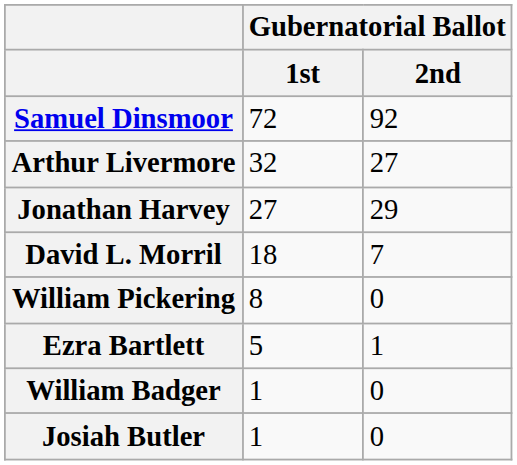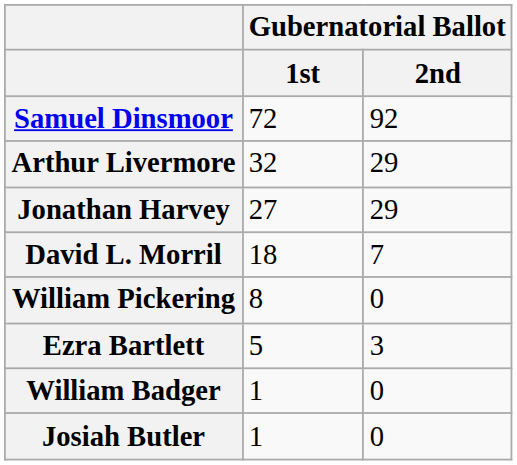(384, 163) 27 -> (384, 163) 29
(377, 345) 1 -> (377, 345) 3
